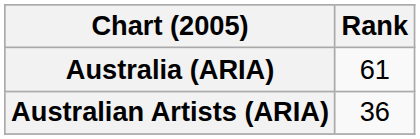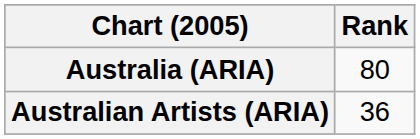(375, 69) 61 -> (375, 69) 80
